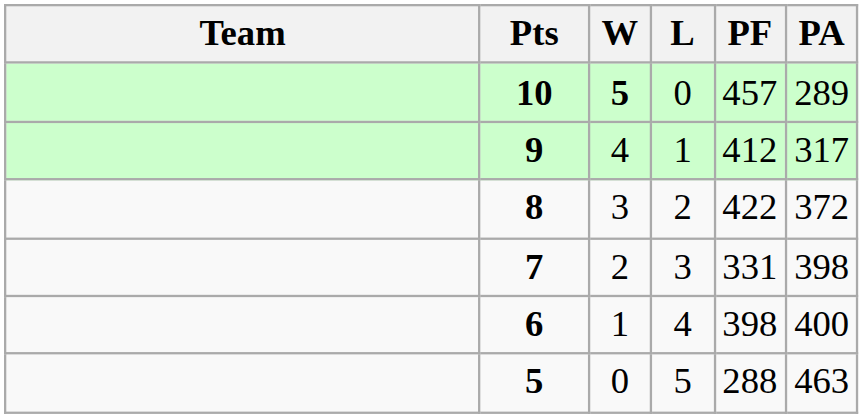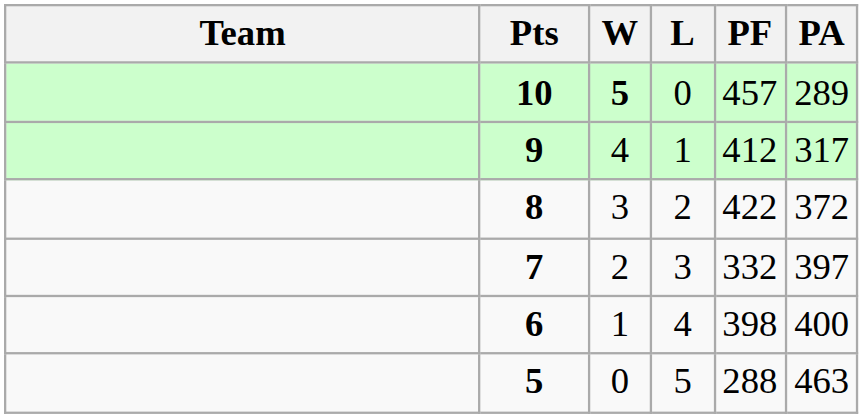(750, 265) 331 -> (750, 265) 332
(822, 265) 398 -> (822, 265) 397
